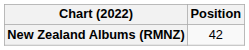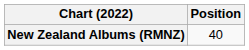(216, 34) 42 -> (216, 34) 40
